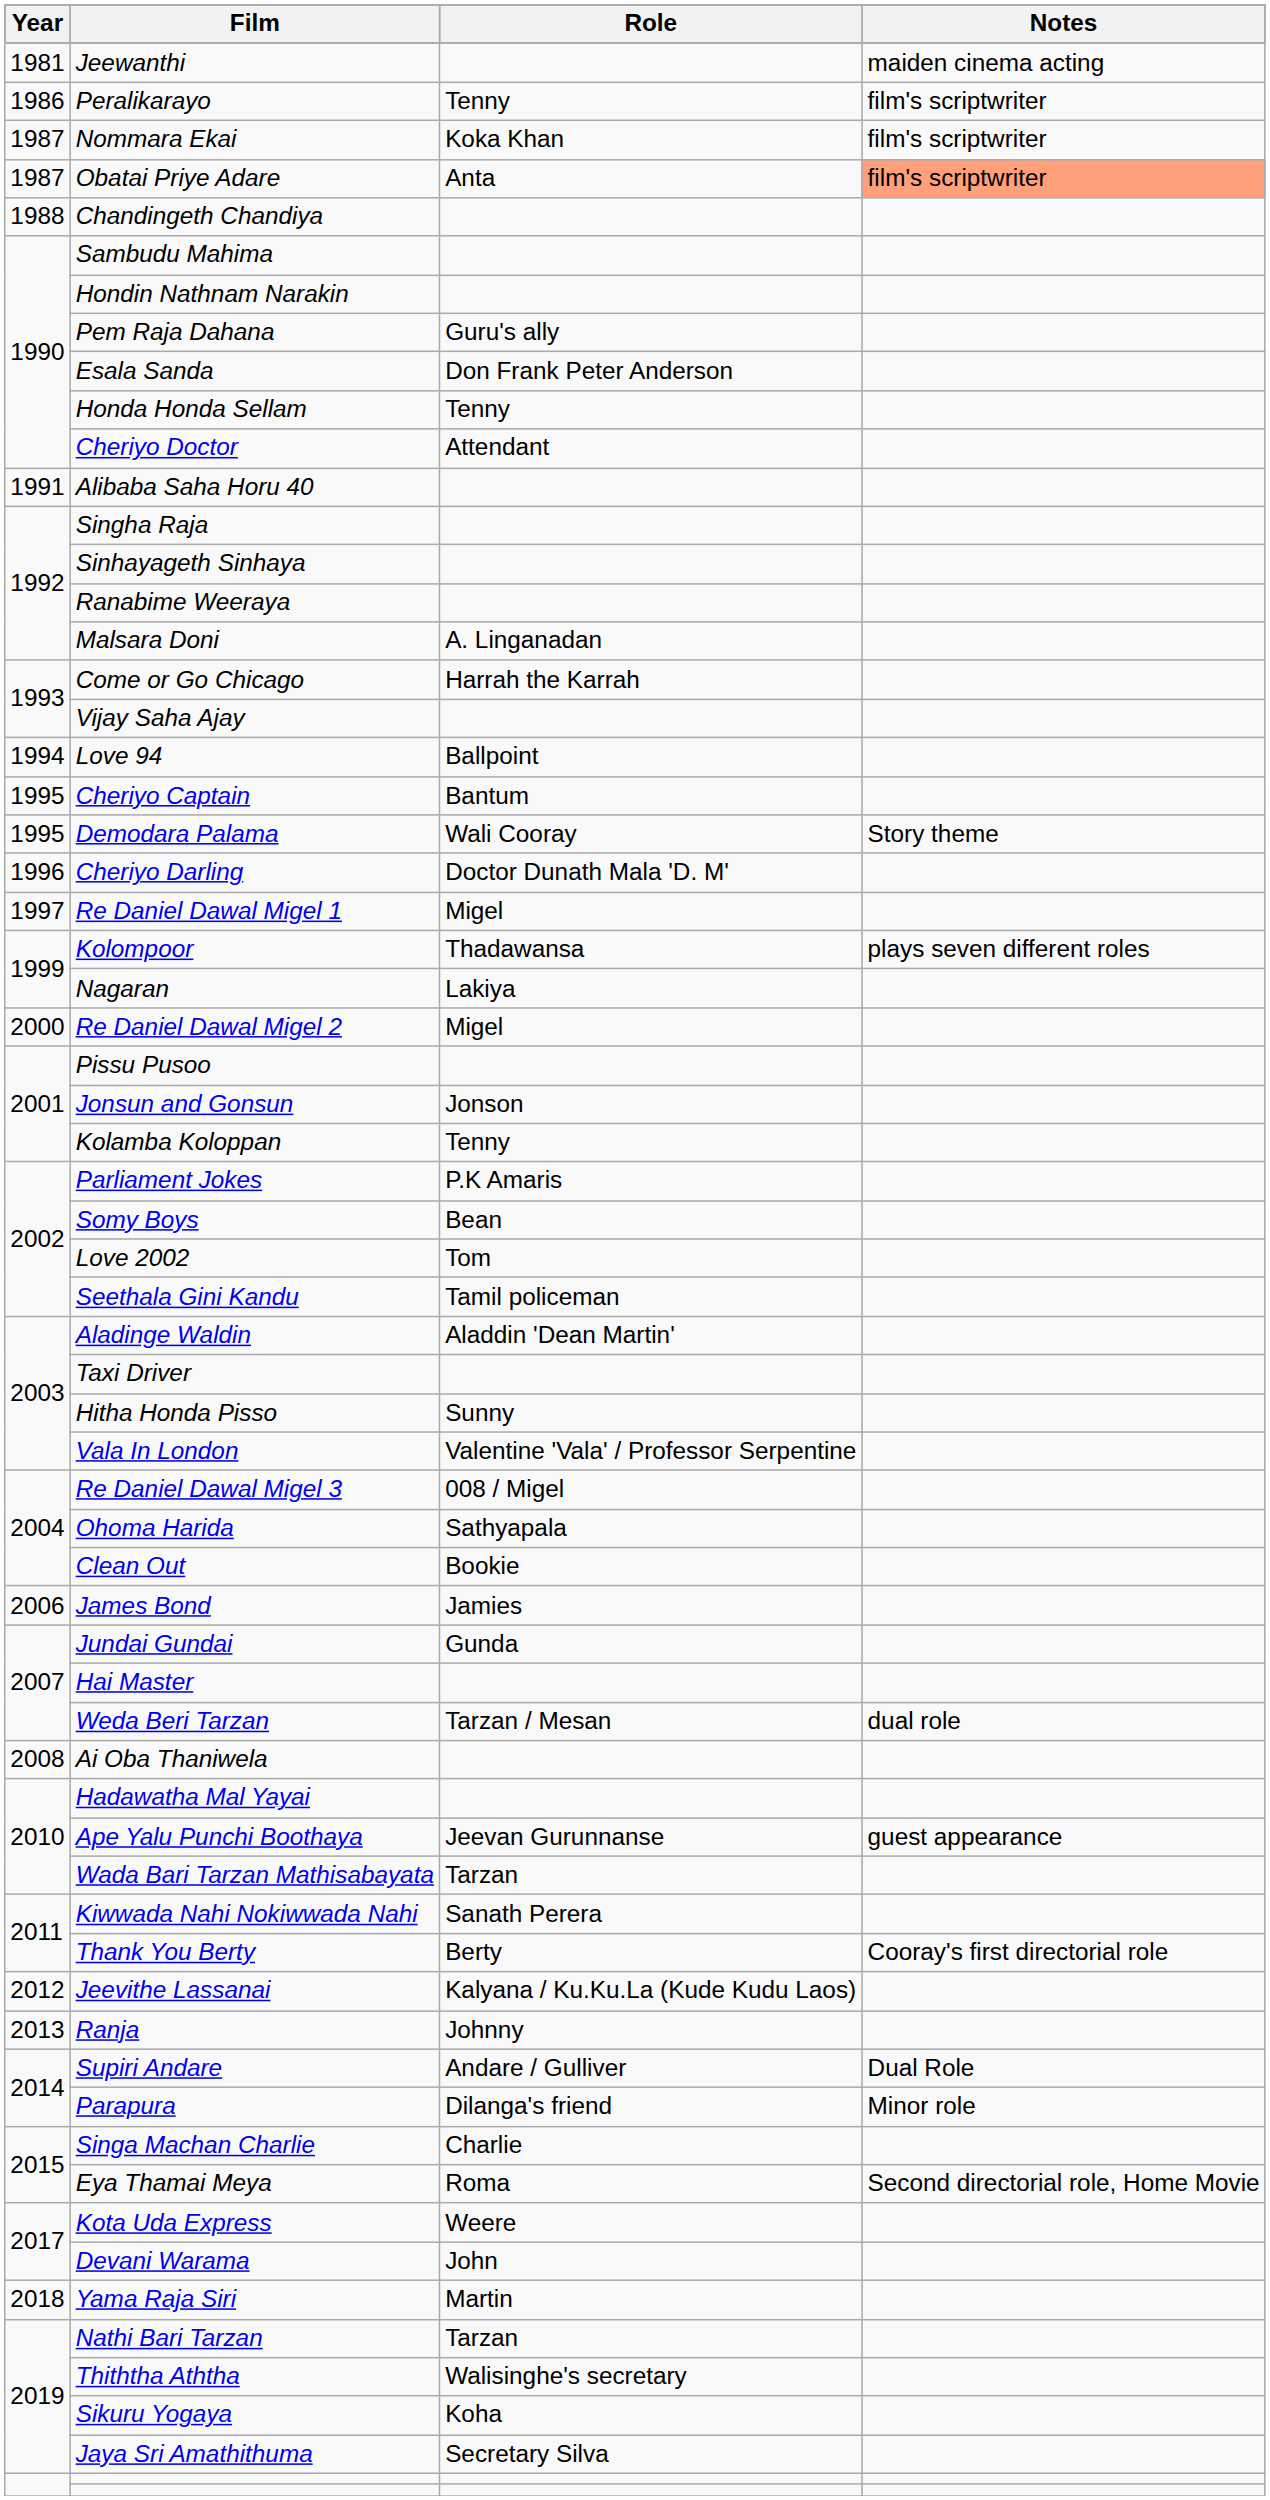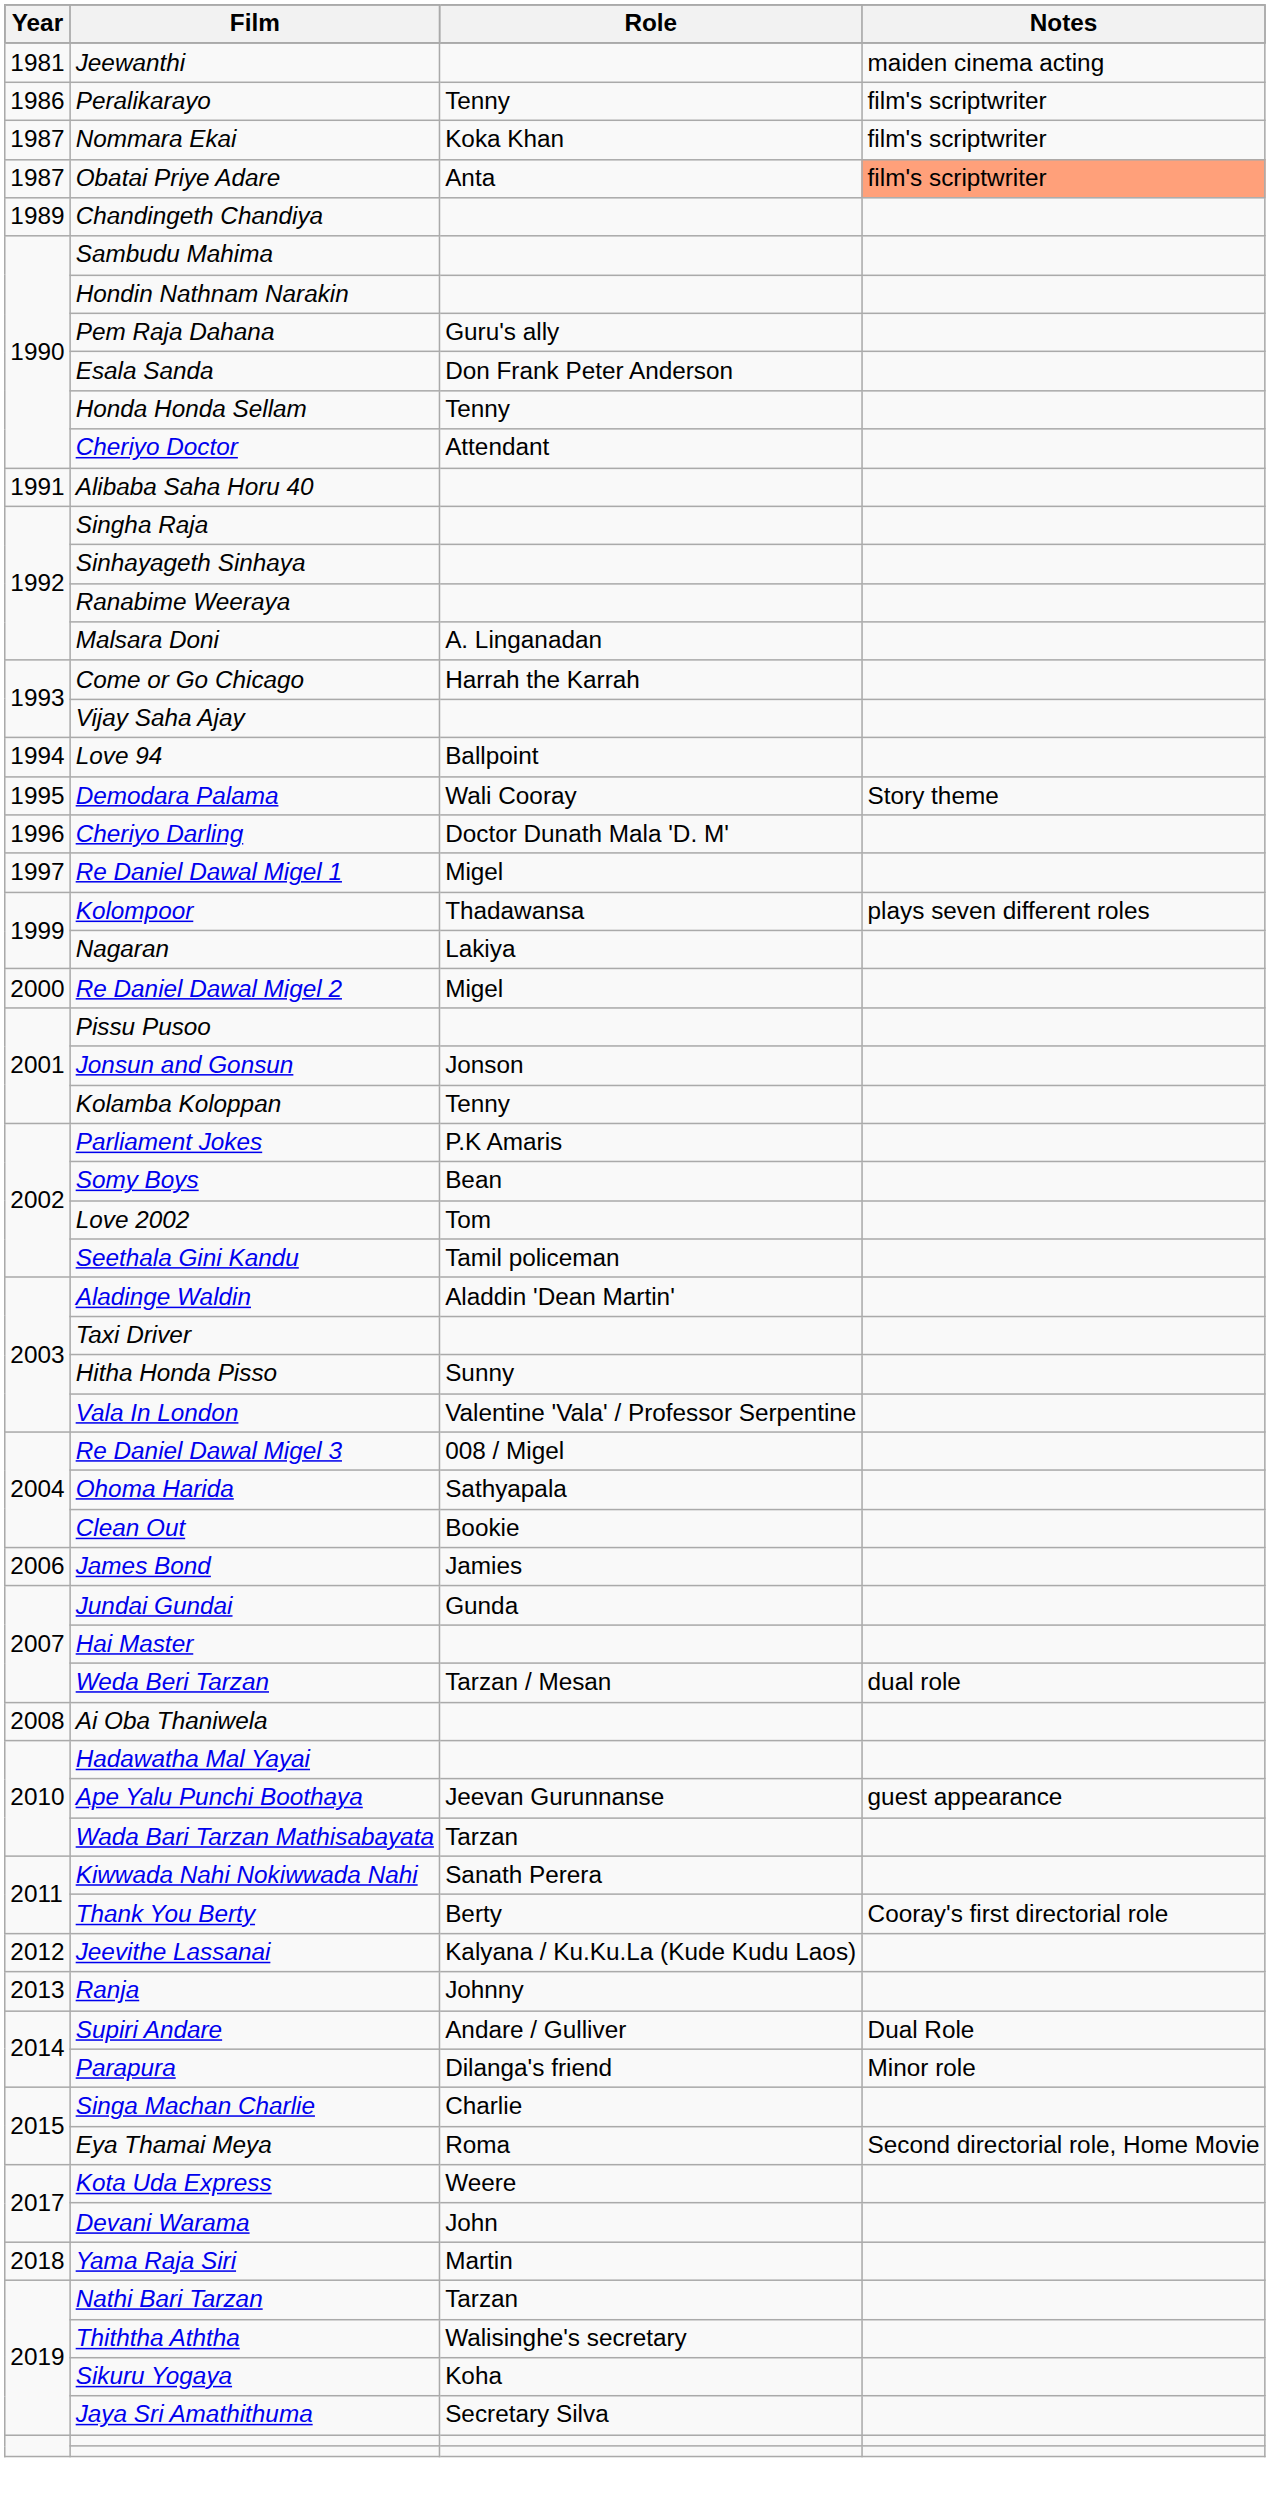(37, 216) 1988 -> (37, 216) 1989
- row: (163, 795)
